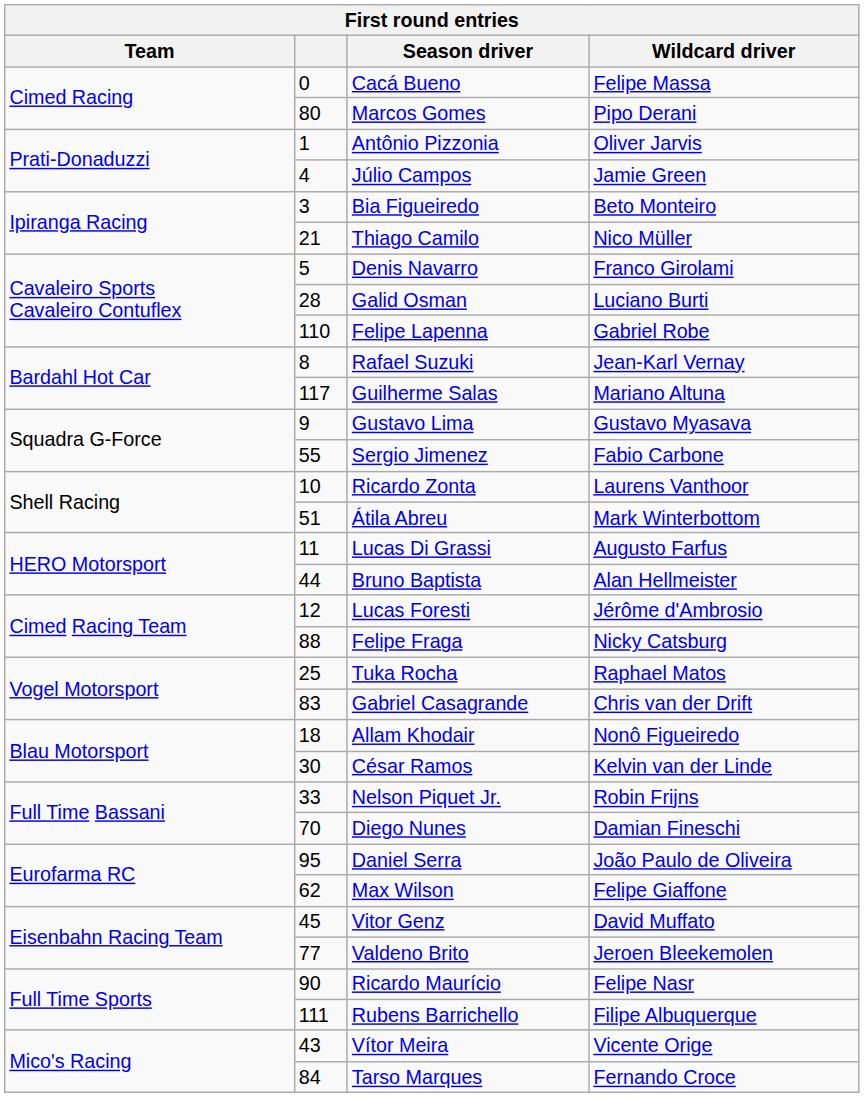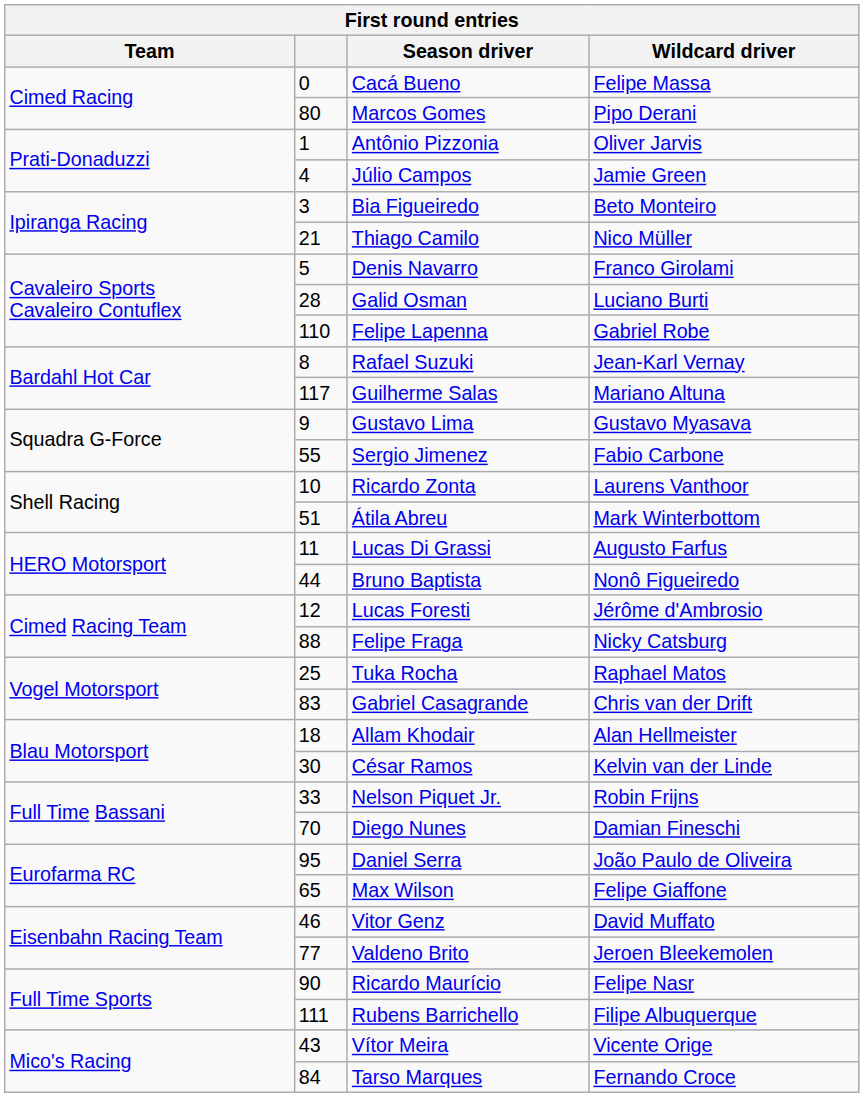(665, 579) Alan Hellmeister -> (666, 579) Nonô Figueiredo
(666, 735) Nonô Figueiredo -> (665, 735) Alan Hellmeister
(310, 890) 62 -> (310, 890) 65
(310, 921) 45 -> (310, 921) 46
